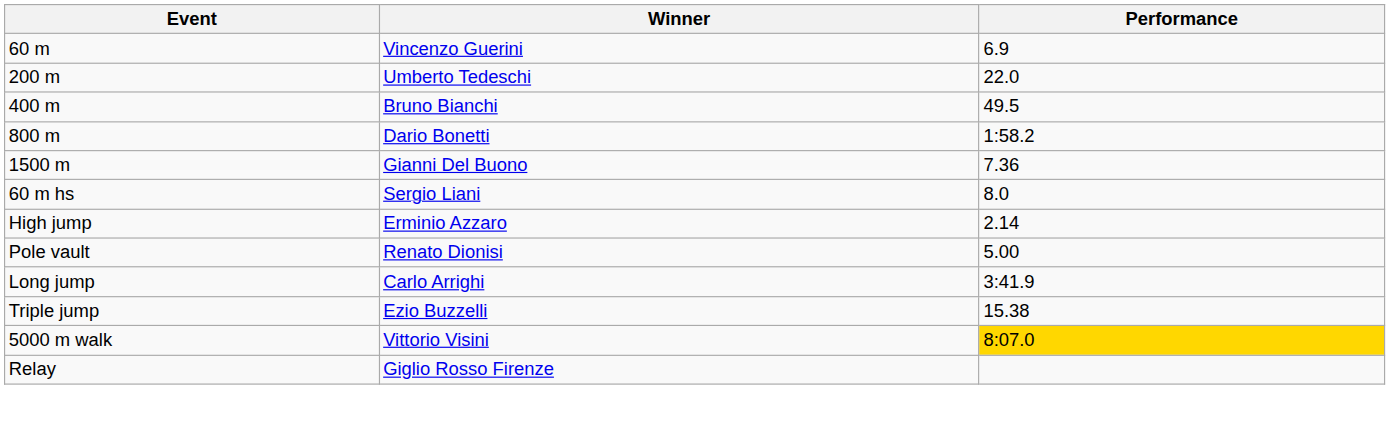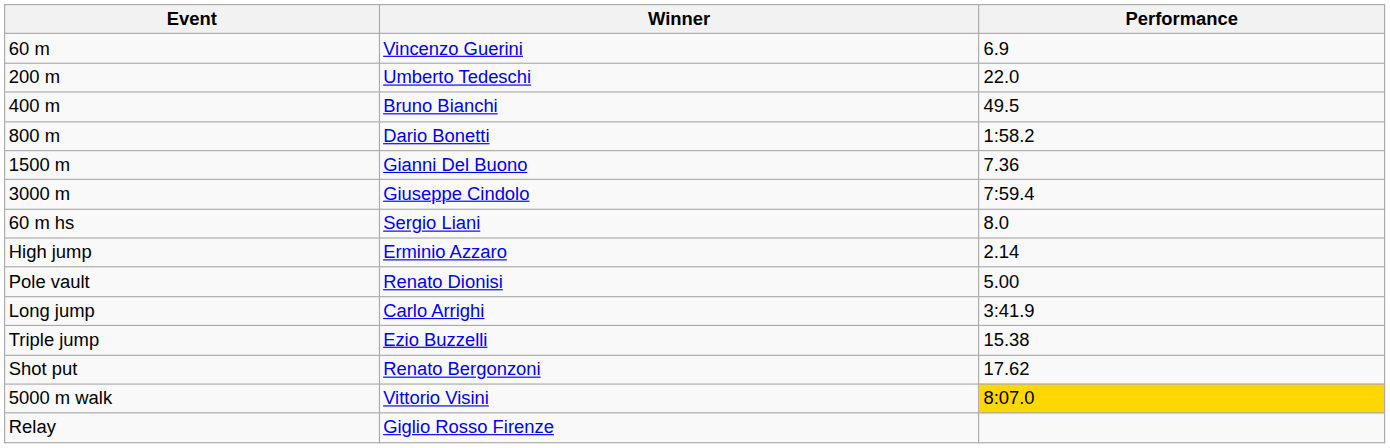+ row: (40, 194)
+ row: (43, 369)
